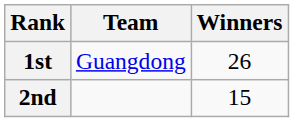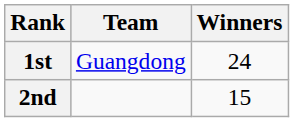(239, 60) 26 -> (239, 60) 24
